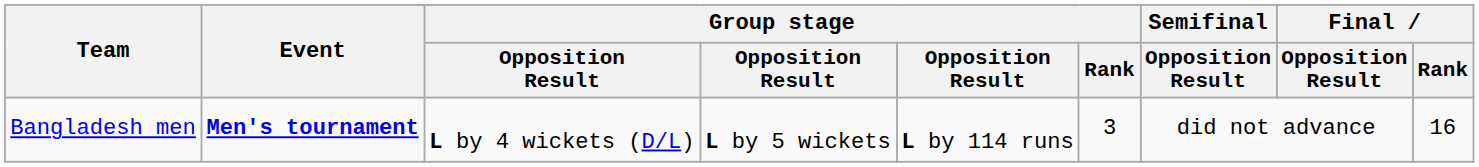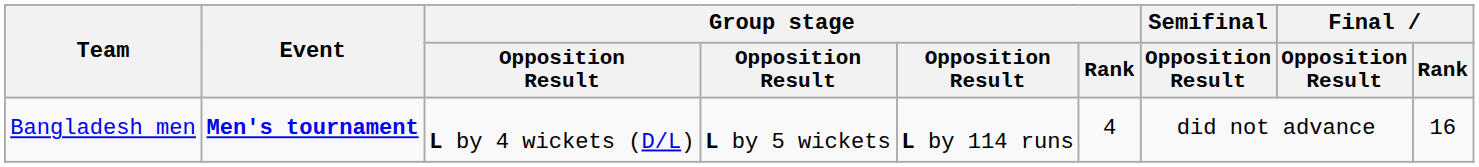(1110, 129) 3 -> (1110, 129) 4
